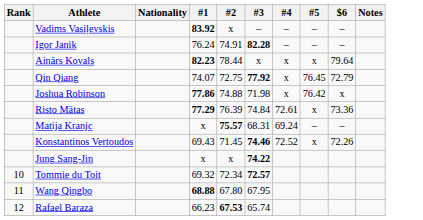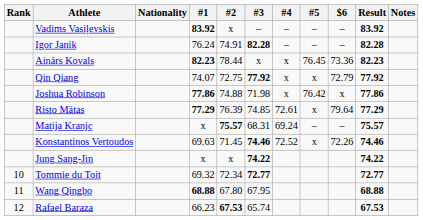+ column: (372, 12)
(314, 61) x -> (314, 61) 76.45
(342, 61) 79.64 -> (342, 61) 73.36
(314, 77) 76.45 -> (314, 77) x
(259, 110) 74.84 -> (259, 110) 74.85
(342, 110) 73.36 -> (342, 110) 79.64
(203, 142) 69.43 -> (203, 142) 69.63
(259, 175) 72.57 -> (259, 175) 72.77
